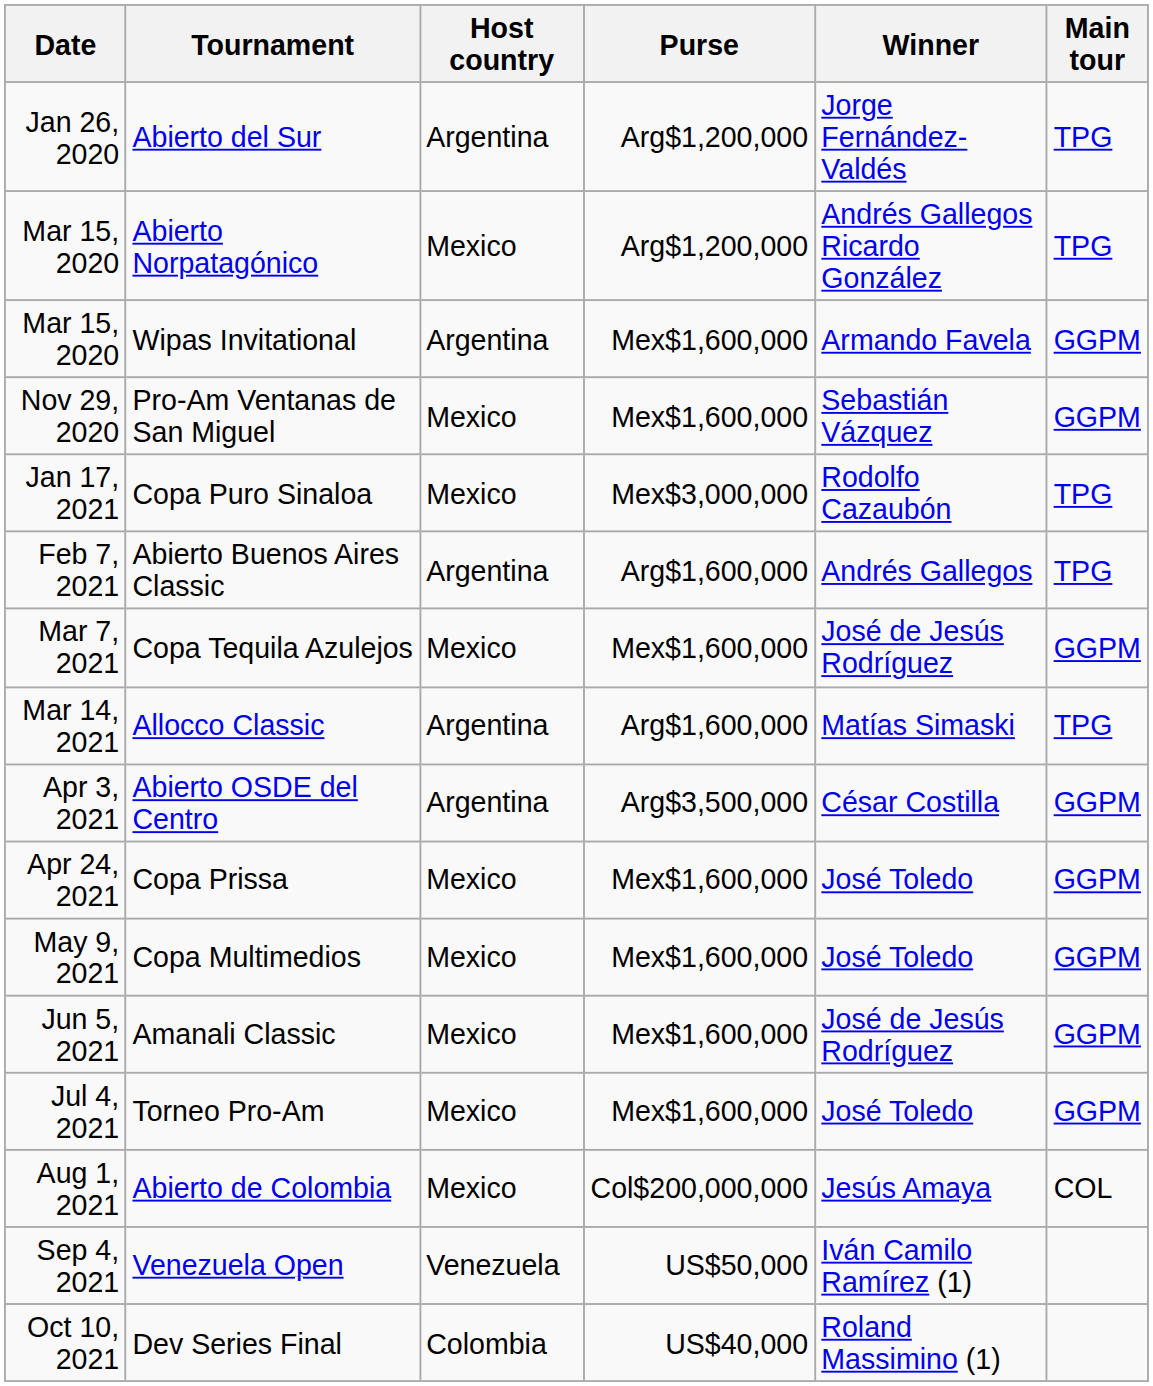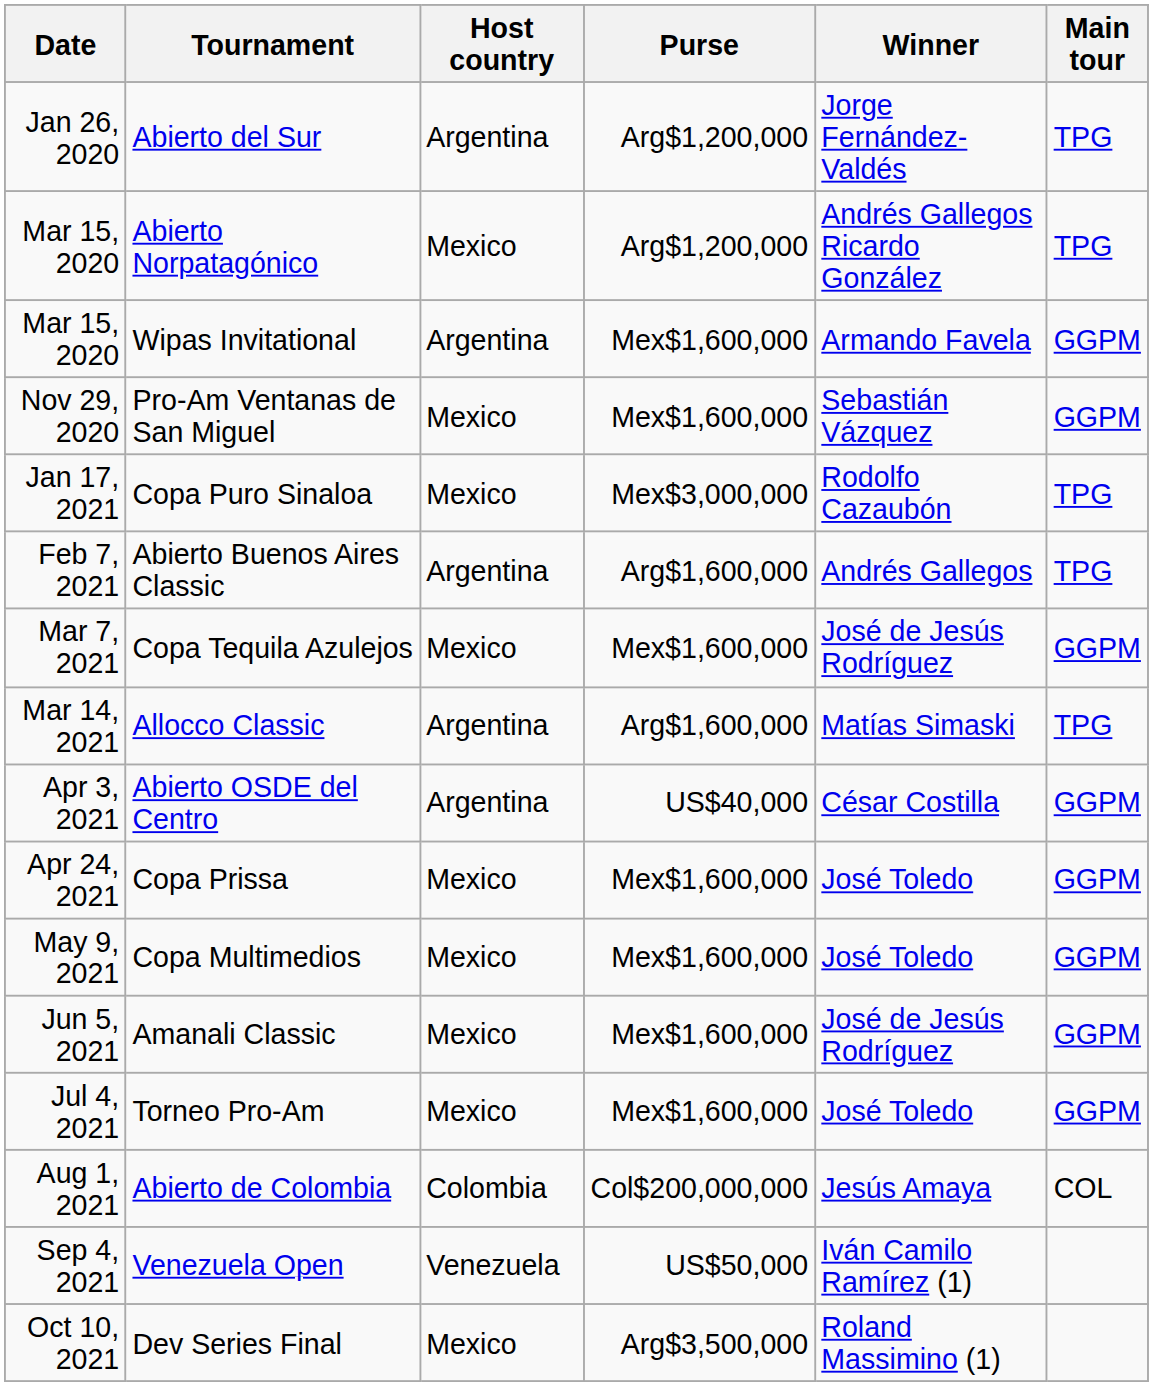(714, 802) Arg$3,500,000 -> (737, 802) US$40,000
(471, 1188) Mexico -> (486, 1188) Colombia
(486, 1343) Colombia -> (471, 1343) Mexico
(737, 1343) US$40,000 -> (714, 1343) Arg$3,500,000
